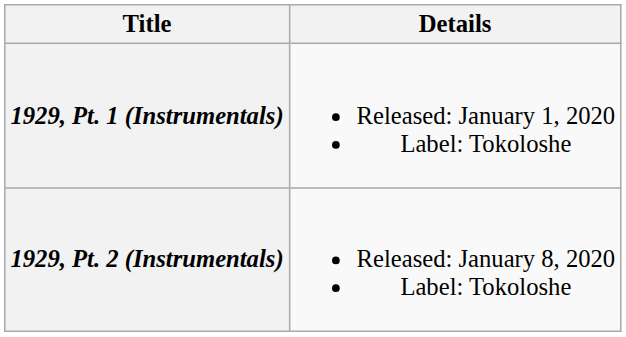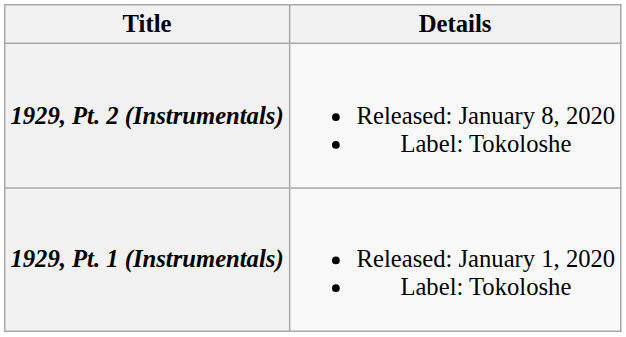rows swapped: (147, 115) <-> (147, 259)
